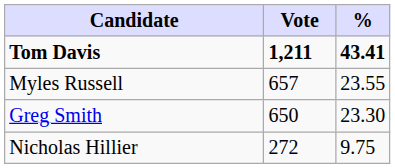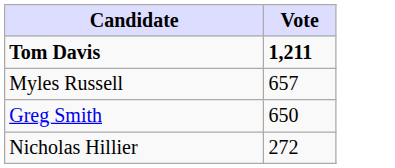- column: (363, 20)
